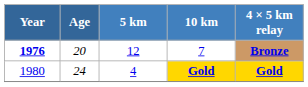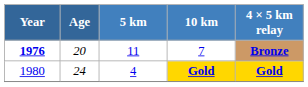(133, 50) 12 -> (133, 50) 11
